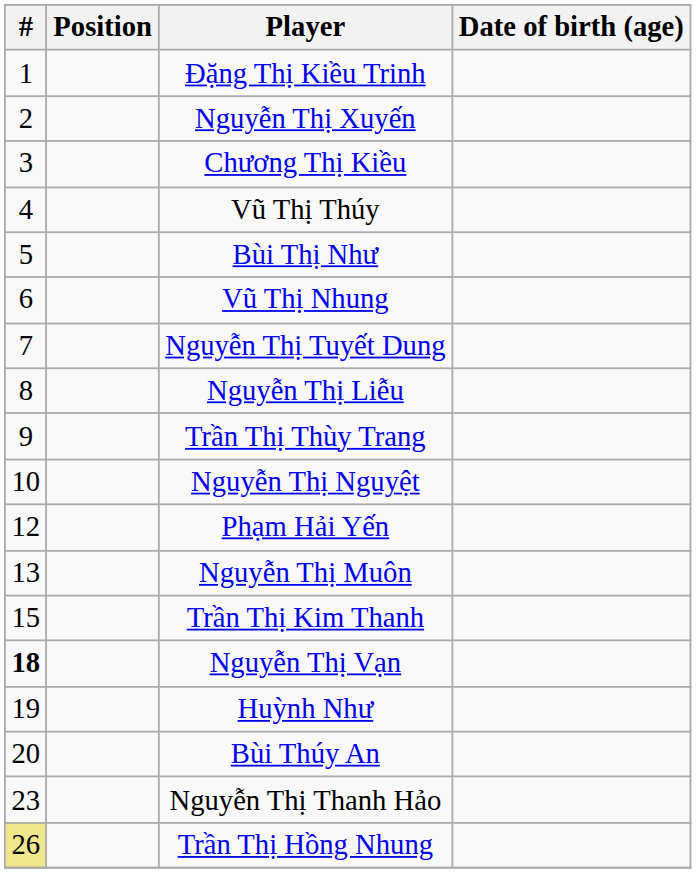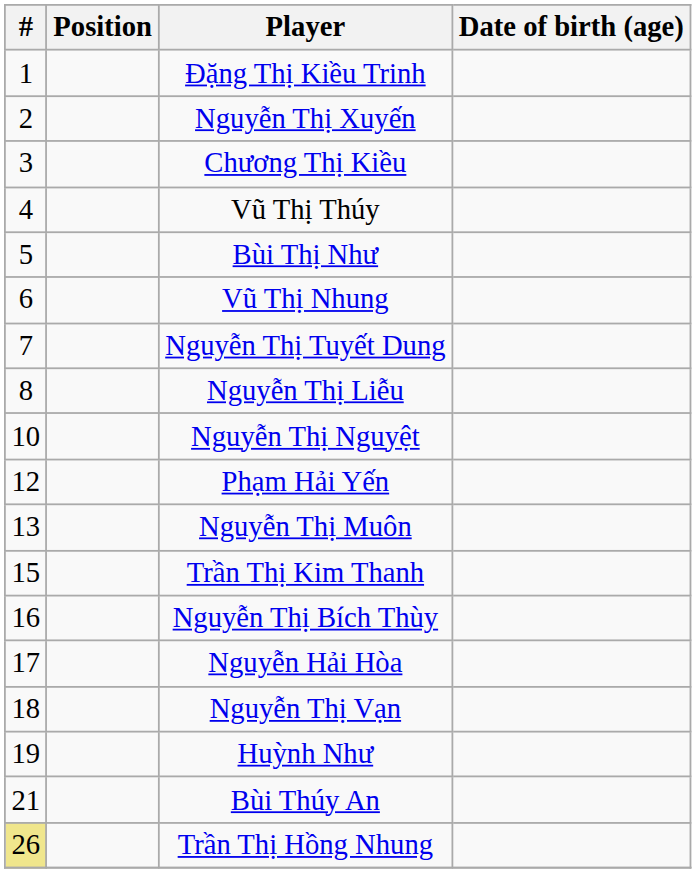- row: (305, 436)
+ row: (305, 617)
+ row: (305, 663)
(26, 663) bold -> (26, 708) normal
(26, 753) 20 -> (26, 799) 21
- row: (305, 799)
